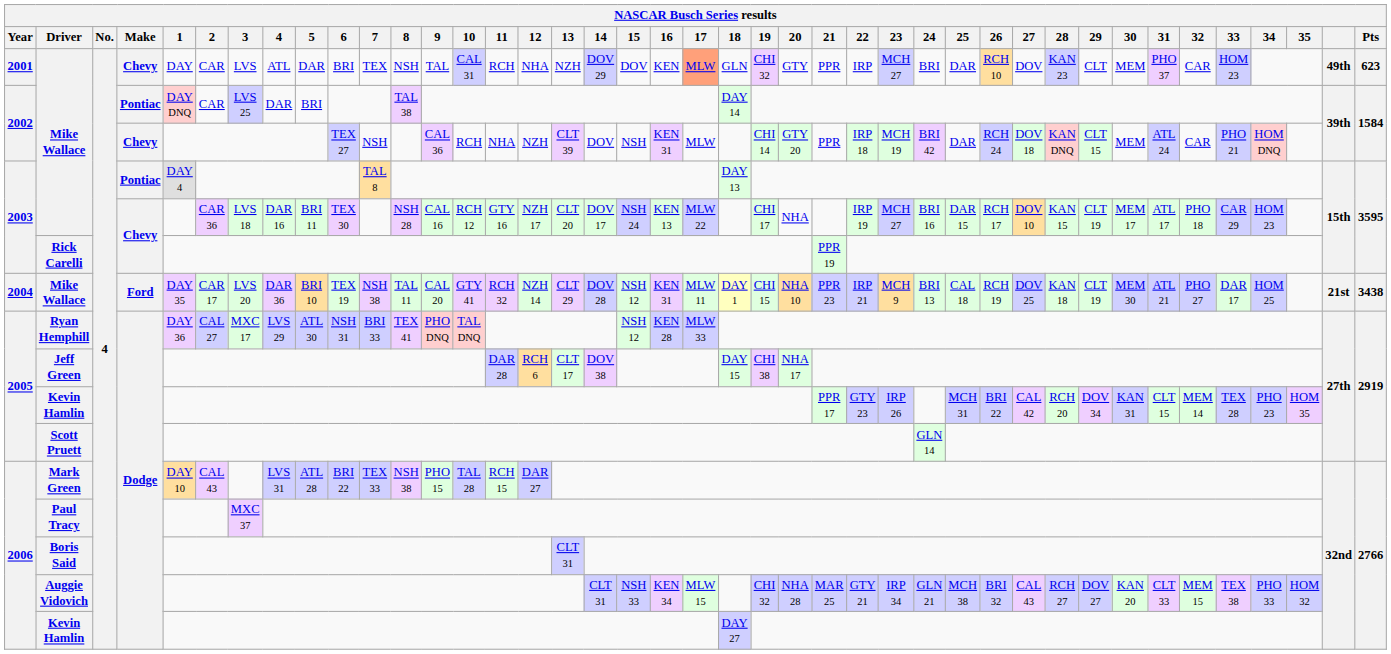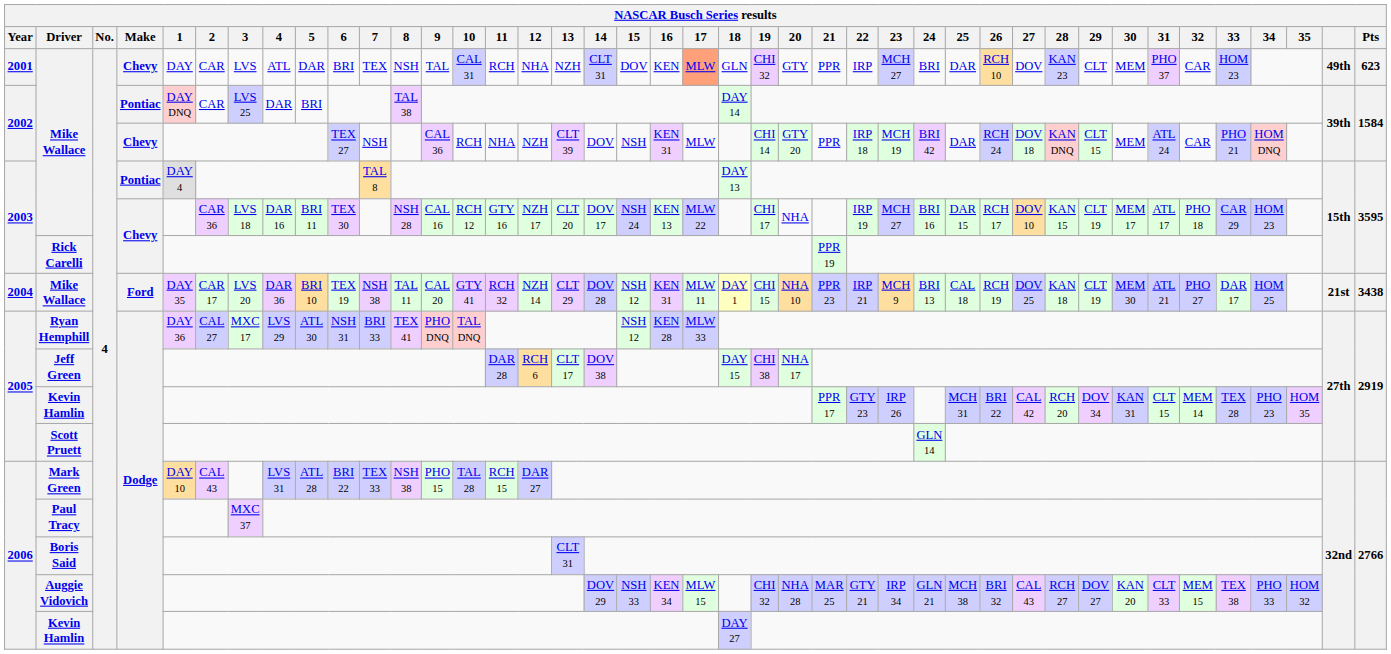(600, 66) DOV 29 -> (600, 66) CLT 31
(600, 592) CLT 31 -> (600, 592) DOV 29
